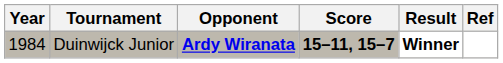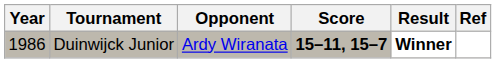(27, 45) 1984 -> (27, 45) 1986
(238, 45) bold -> (235, 45) normal
